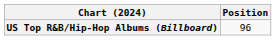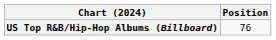(245, 28) 96 -> (245, 28) 76
